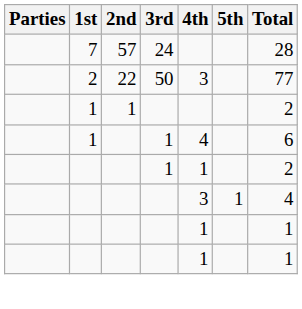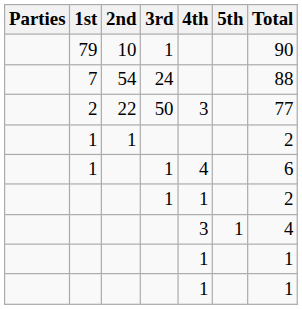+ row: (88, 49)
(127, 49) 57 -> (127, 79) 54
(284, 49) 28 -> (284, 79) 88
